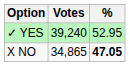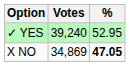(69, 52) 34,865 -> (69, 52) 34,869
